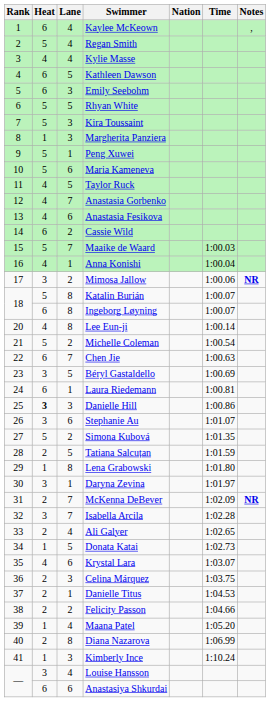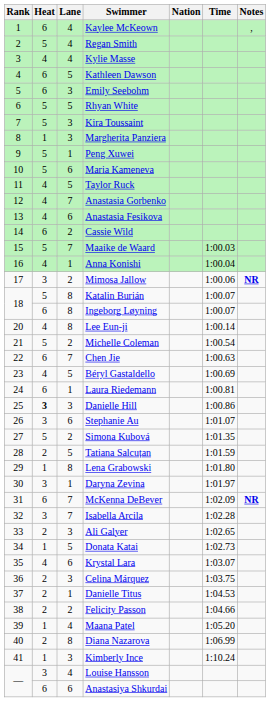(45, 374) 3 -> (45, 374) 4
(45, 500) 2 -> (45, 500) 6
(70, 531) 4 -> (70, 531) 3
